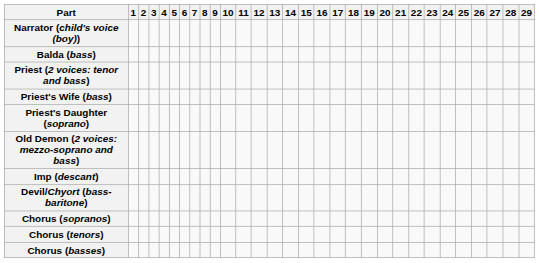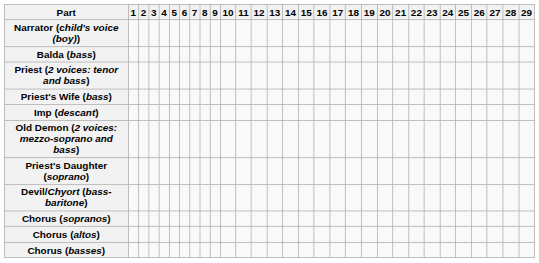rows swapped: (66, 117) <-> (66, 176)
+ row: (66, 234)
- row: (66, 234)
